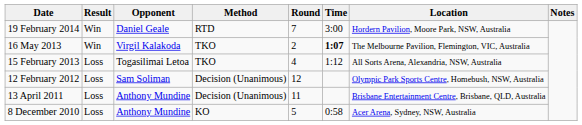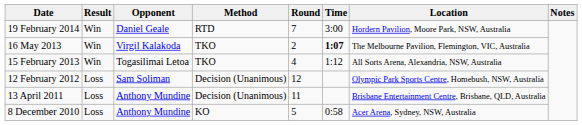(94, 62) Loss -> (93, 62) Win
